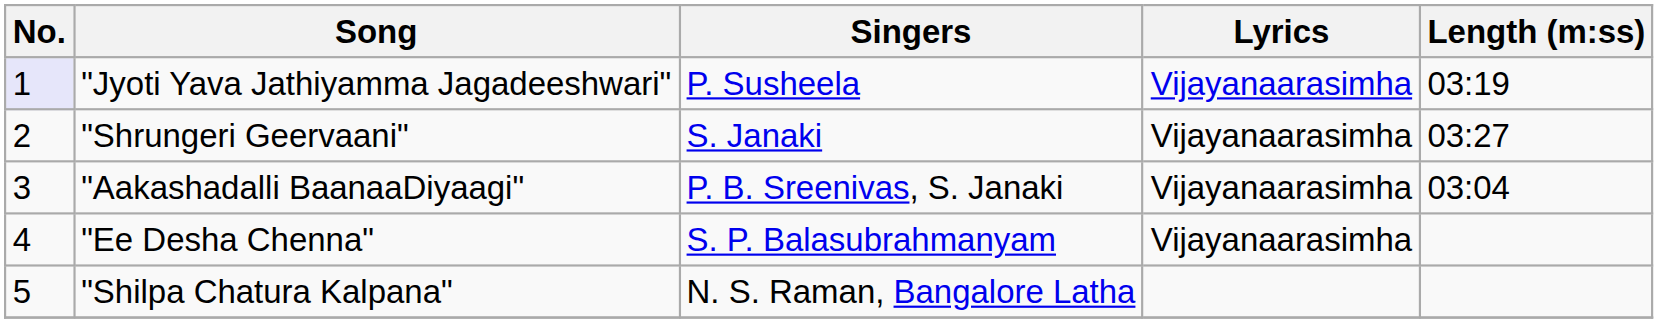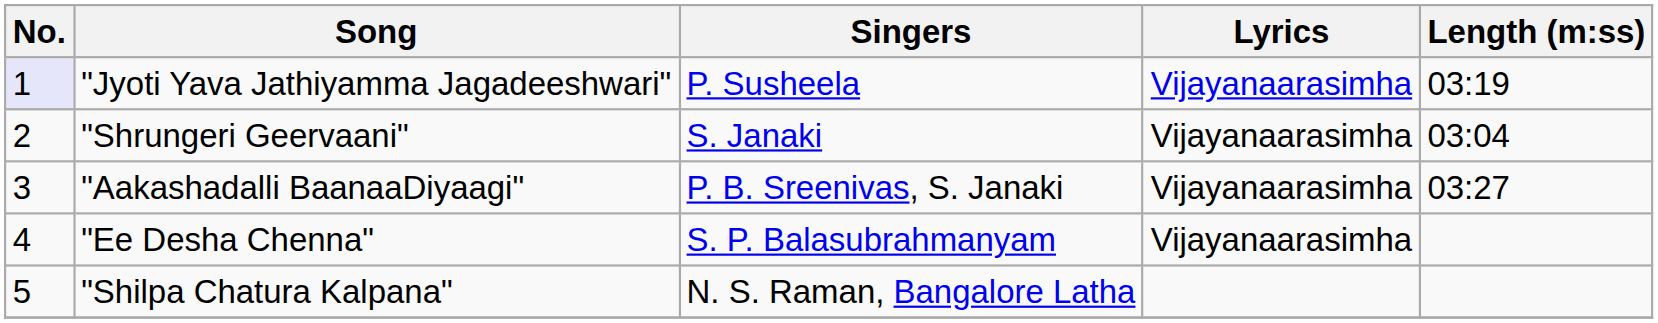(1469, 136) 03:27 -> (1469, 136) 03:04
(1469, 188) 03:04 -> (1469, 188) 03:27
